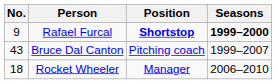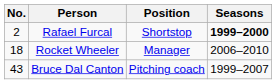(16, 32) 9 -> (16, 32) 2
(167, 32) bold -> (167, 32) normal
rows swapped: (77, 69) <-> (77, 50)
